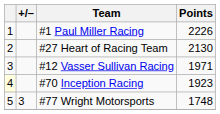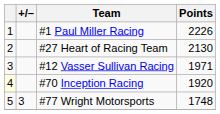(201, 84) 1923 -> (201, 84) 1920
